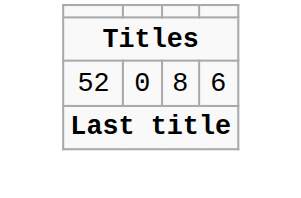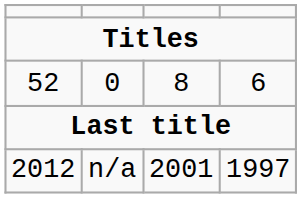+ row: (43, 171)
